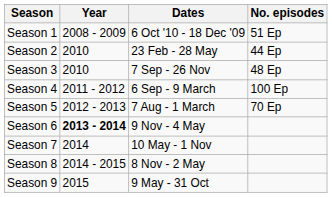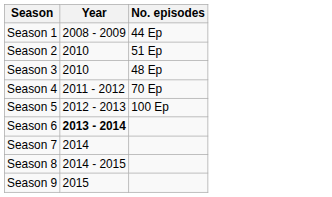- column: (188, 13)
(266, 32) 51 Ep -> (147, 32) 44 Ep
(266, 51) 44 Ep -> (147, 51) 51 Ep
(269, 88) 100 Ep -> (147, 88) 70 Ep
(266, 107) 70 Ep -> (150, 107) 100 Ep
